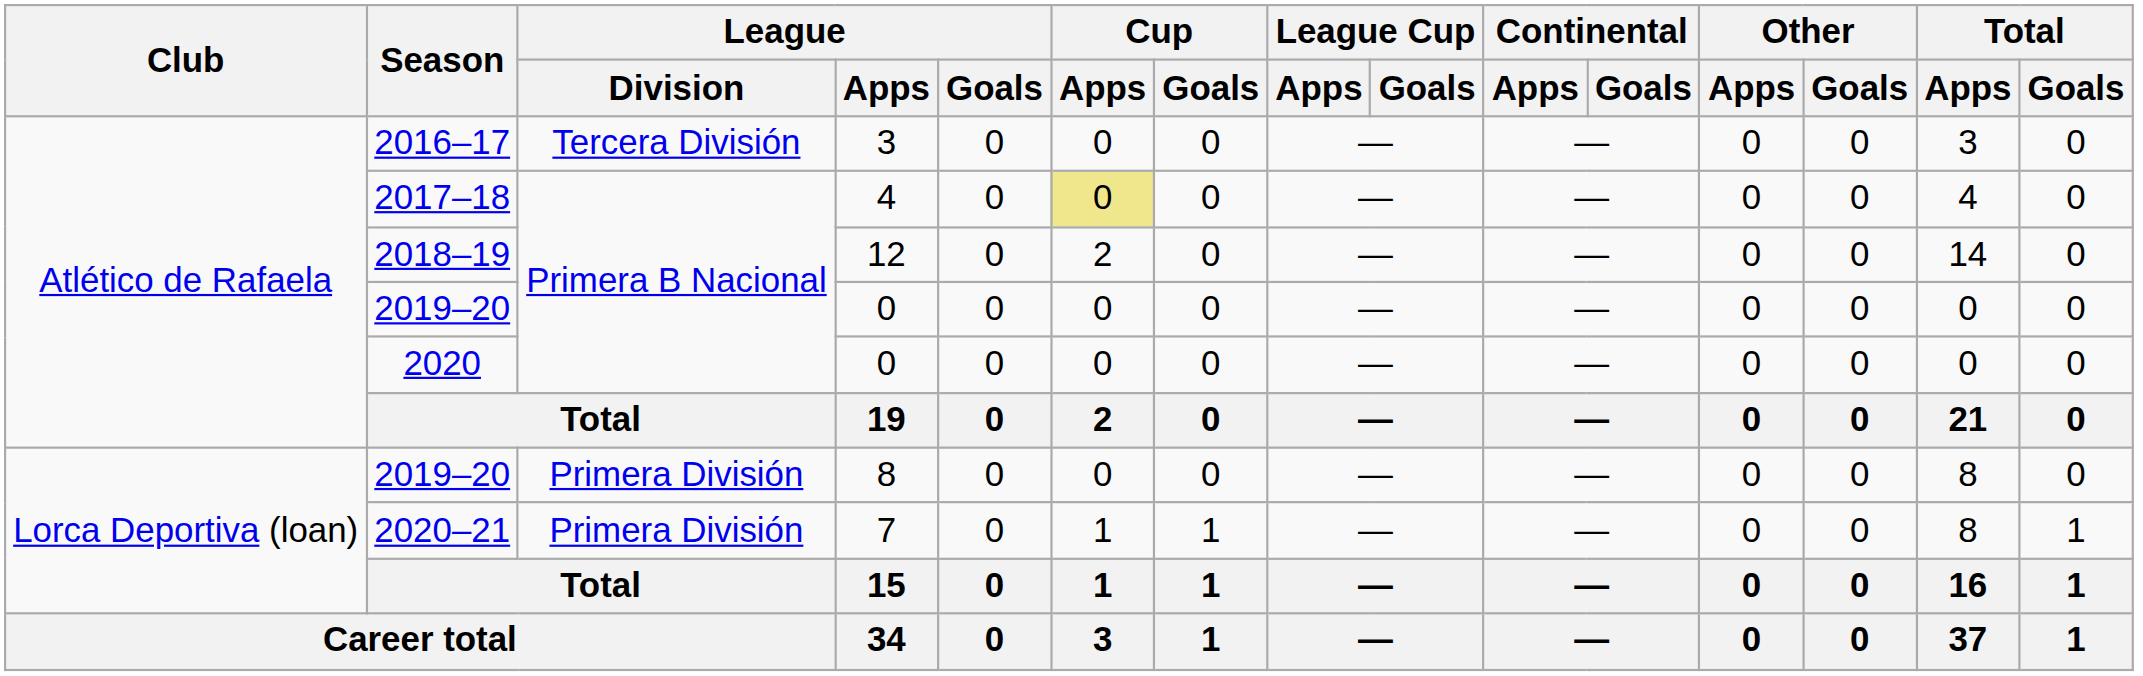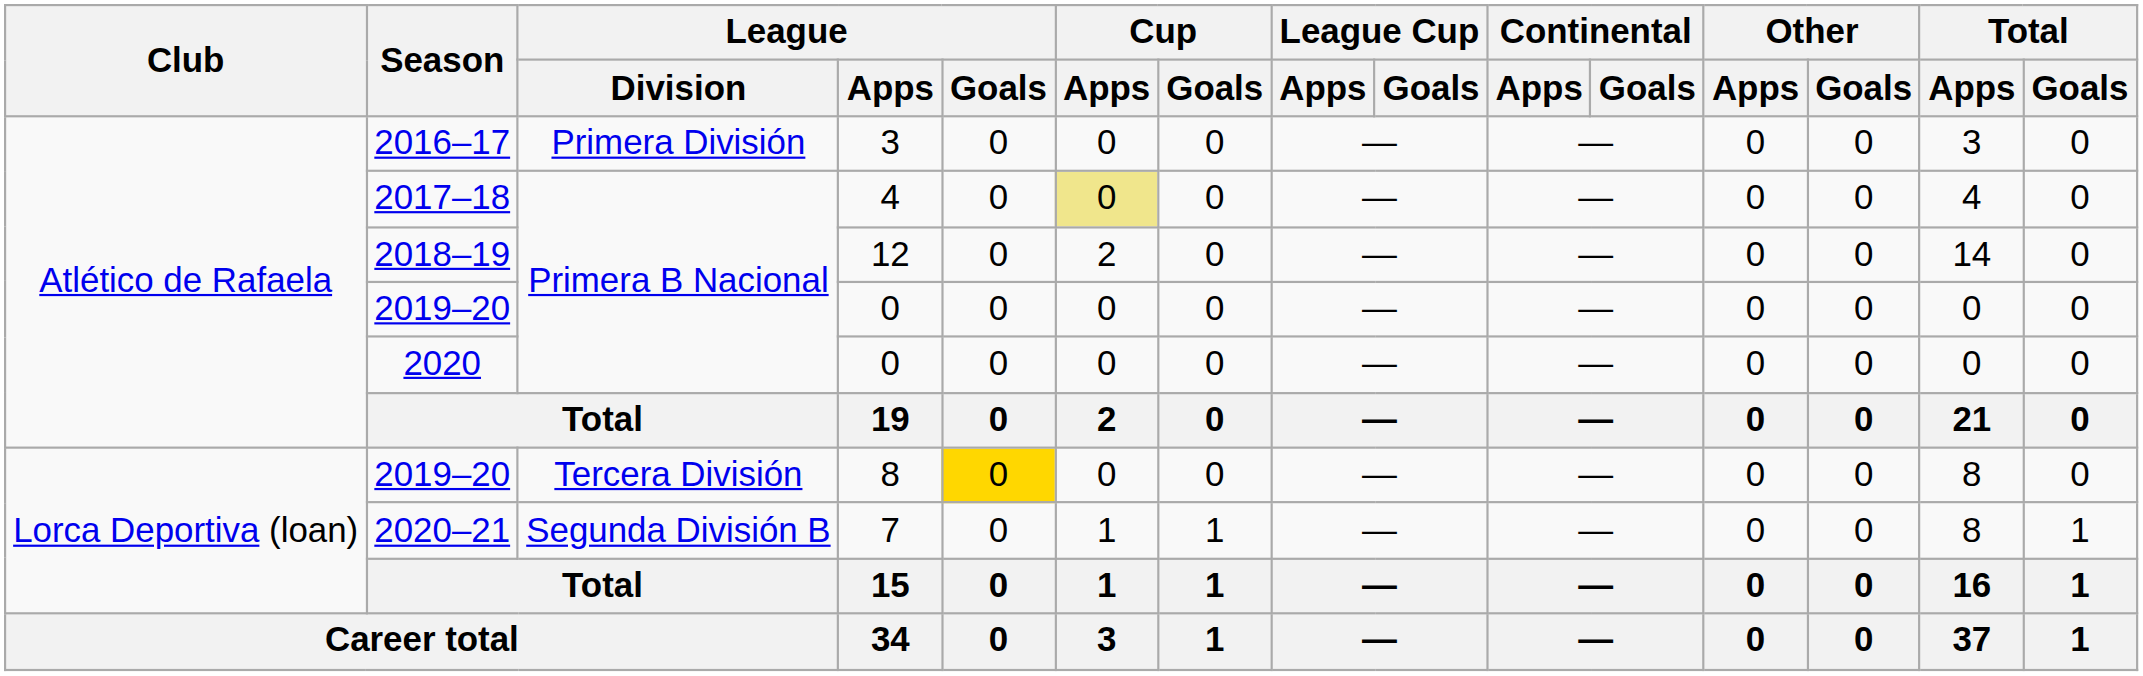(676, 142) Tercera División -> (678, 142) Primera División
(676, 474) Primera División -> (678, 474) Tercera División
(995, 474) no background -> (998, 474) gold background
(676, 530) Primera División -> (678, 530) Segunda División B
